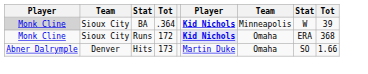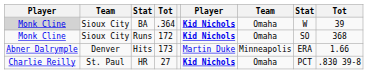(265, 24) Minneapolis -> (265, 24) Omaha
(209, 37) lavender background -> (209, 37) no background
(305, 37) ERA -> (305, 37) SO
(265, 50) Omaha -> (265, 50) Minneapolis
(305, 50) SO -> (305, 50) ERA
+ row: (143, 62)
